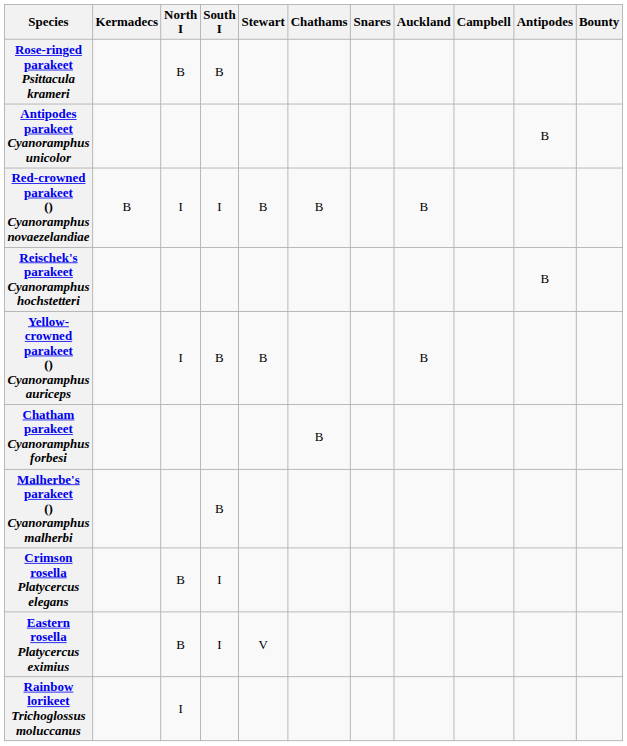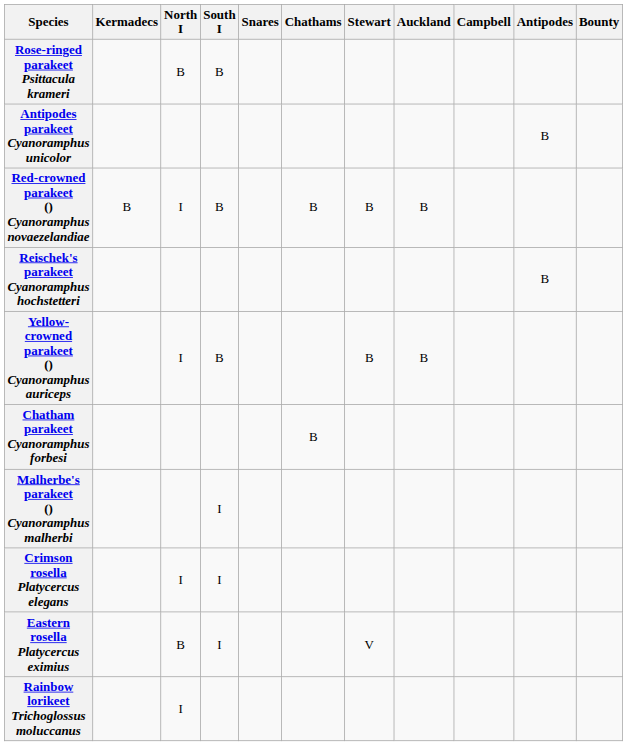columns swapped: (263, 22) <-> (372, 22)
(219, 207) I -> (219, 207) B
(219, 508) B -> (219, 508) I
(181, 580) B -> (181, 580) I
